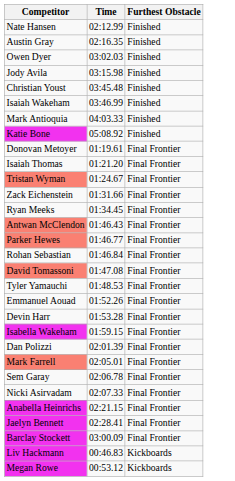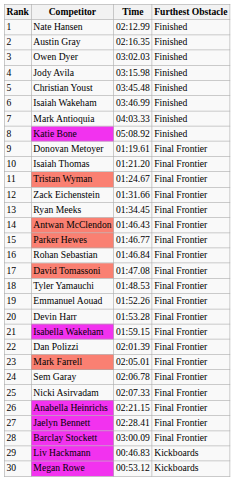+ column: (18, 12)
